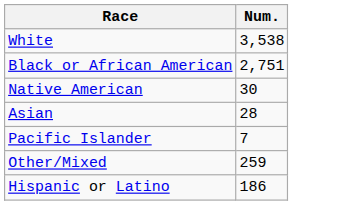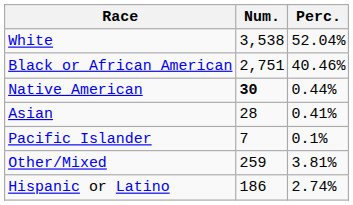+ column: (318, 17)
(249, 90) normal -> (249, 90) bold
